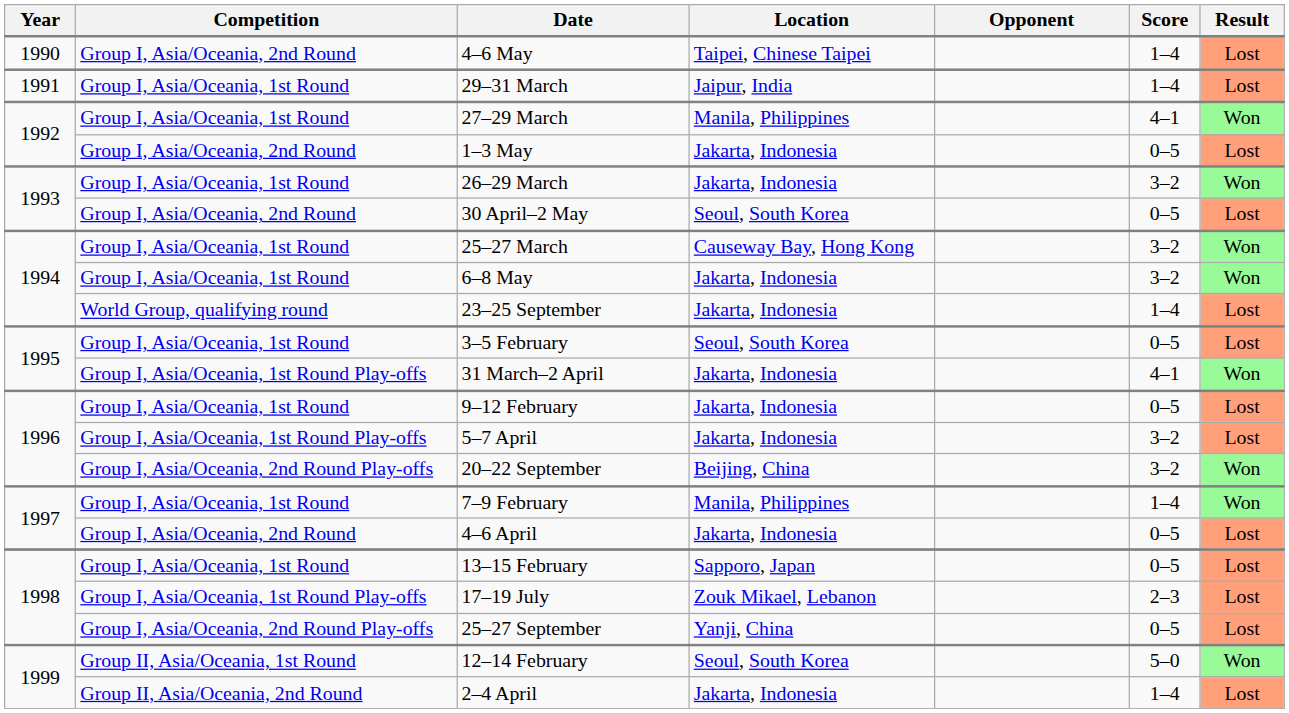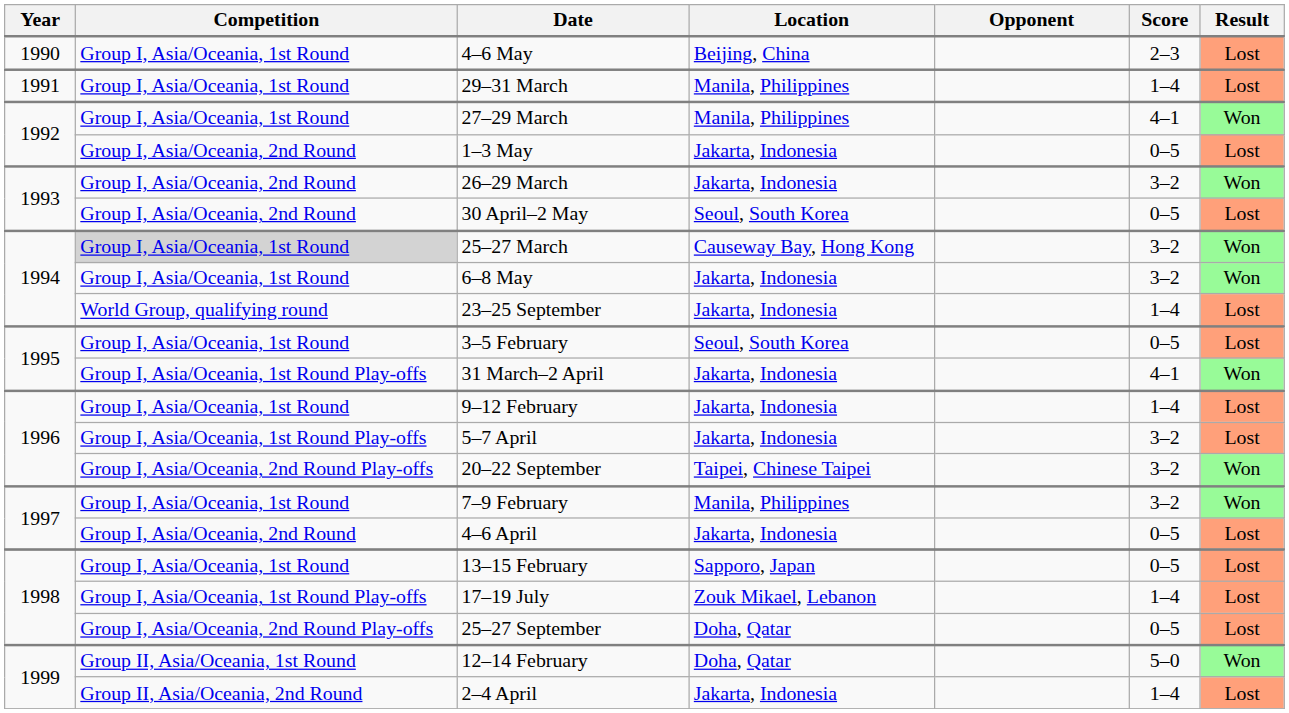(218, 52) Group I, Asia/Oceania, 2nd Round -> (215, 52) Group I, Asia/Oceania, 1st Round
(782, 52) Taipei, Chinese Taipei -> (752, 52) Beijing, China
(1165, 52) 1–4 -> (1165, 52) 2–3
(743, 85) Jaipur, India -> (772, 85) Manila, Philippines
(215, 182) Group I, Asia/Oceania, 1st Round -> (218, 182) Group I, Asia/Oceania, 2nd Round
(215, 246) no background -> (215, 246) lightgrey background
(1165, 406) 0–5 -> (1165, 406) 1–4
(752, 469) Beijing, China -> (782, 469) Taipei, Chinese Taipei
(1165, 502) 1–4 -> (1165, 502) 3–2
(1165, 597) 2–3 -> (1165, 597) 1–4
(744, 628) Yanji, China -> (742, 628) Doha, Qatar
(771, 661) Seoul, South Korea -> (742, 661) Doha, Qatar
